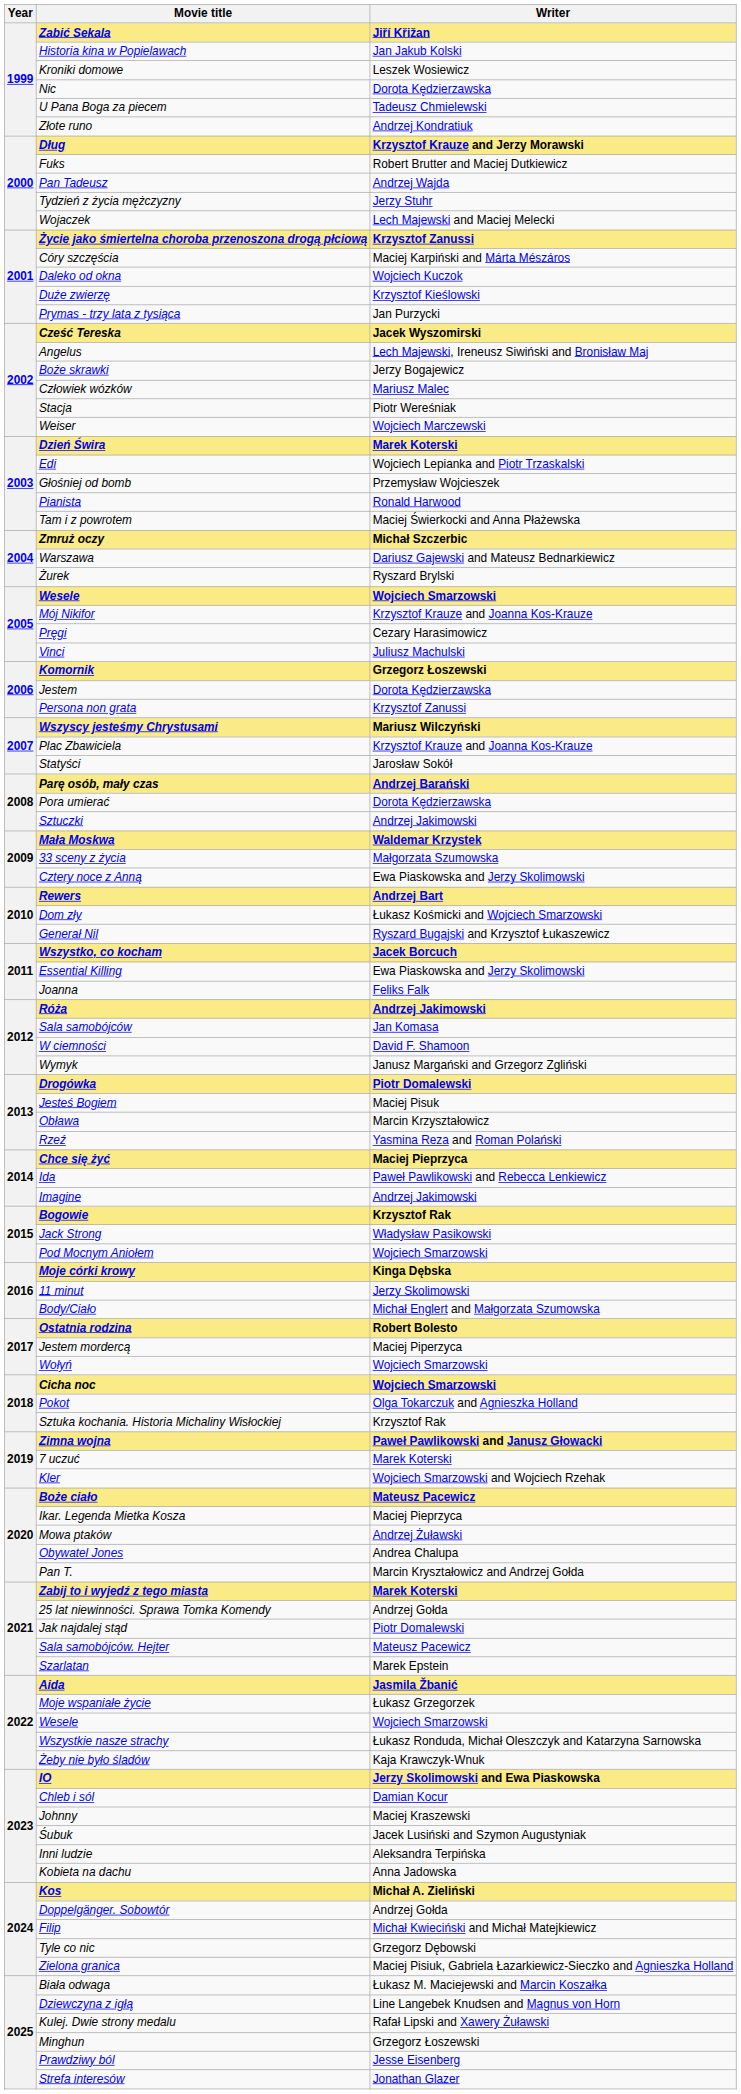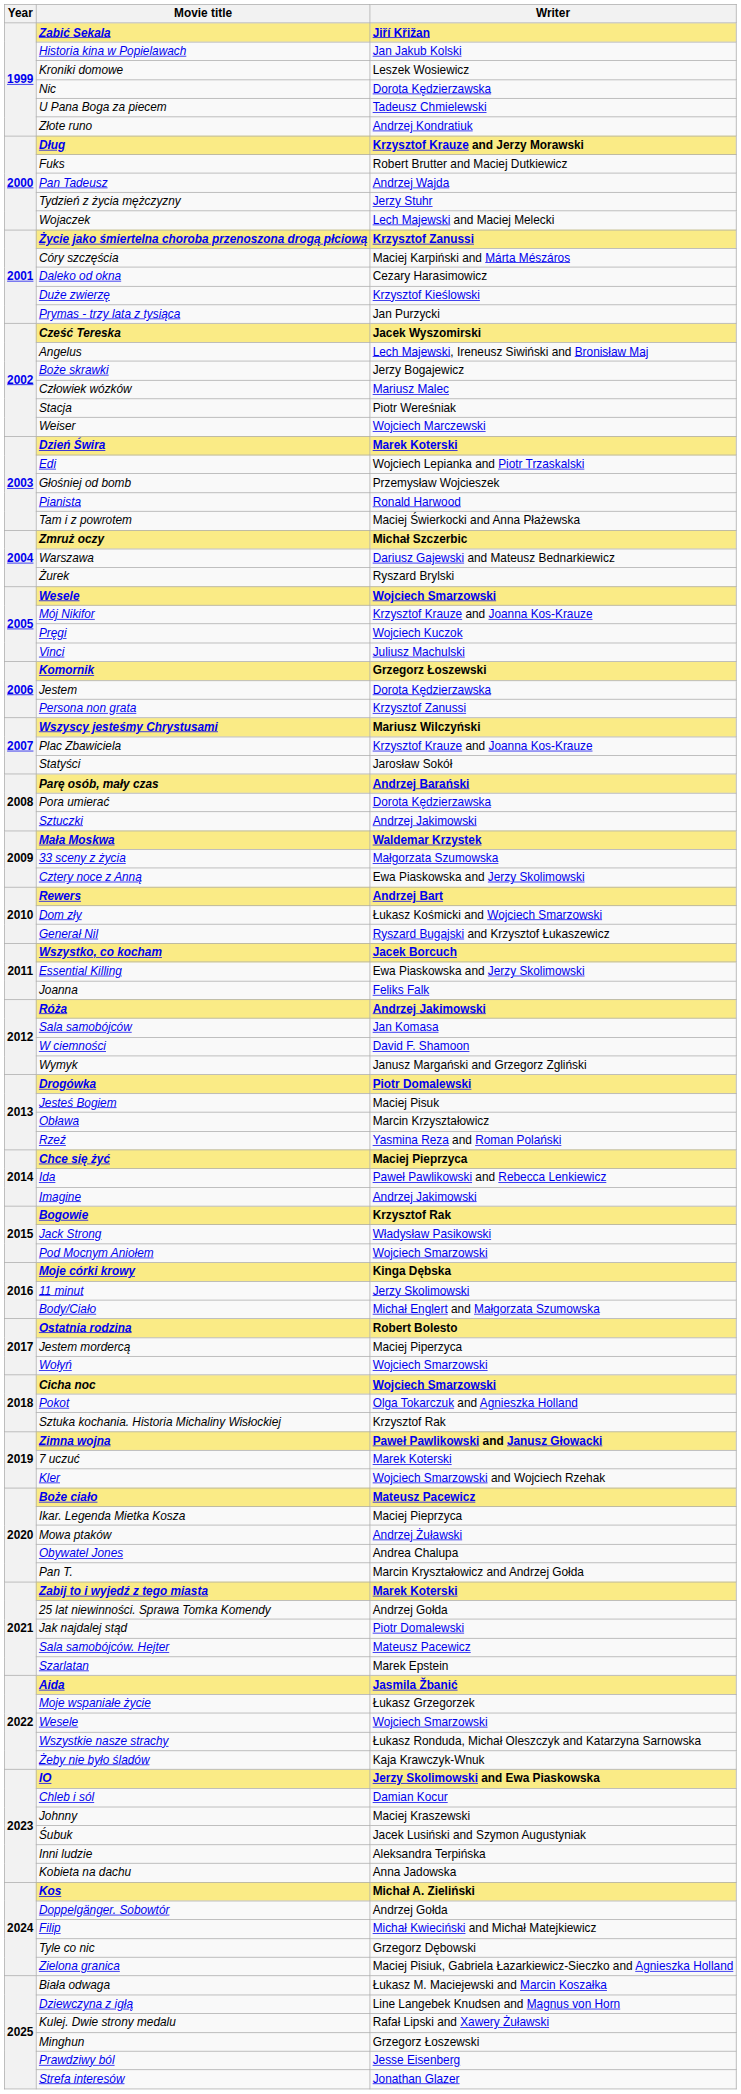(418, 276) Wojciech Kuczok -> (430, 276) Cezary Harasimowicz
(430, 633) Cezary Harasimowicz -> (418, 633) Wojciech Kuczok
